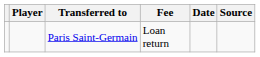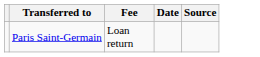- column: (27, 13)
